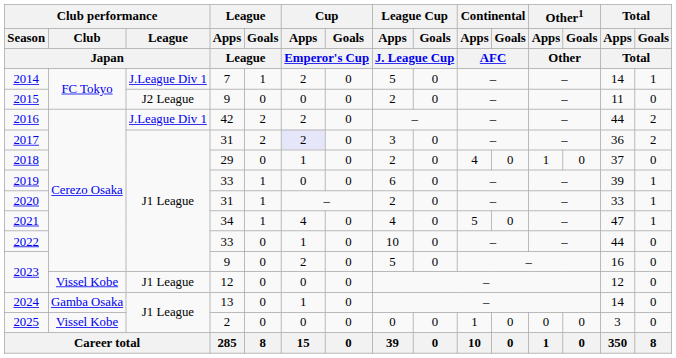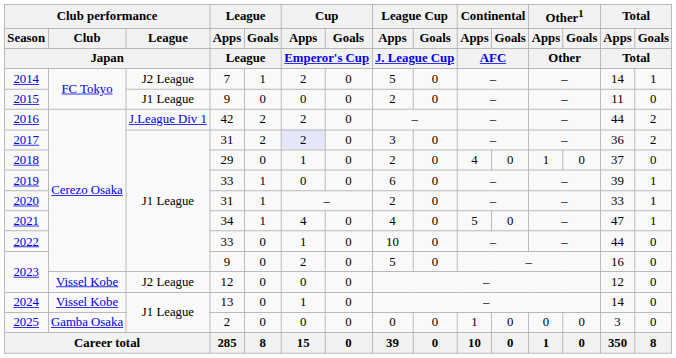(168, 79) J.League Div 1 -> (168, 79) J2 League
(168, 99) J2 League -> (168, 99) J1 League
(168, 282) J1 League -> (168, 282) J2 League
(87, 302) Gamba Osaka -> (87, 302) Vissel Kobe
(87, 322) Vissel Kobe -> (87, 322) Gamba Osaka
